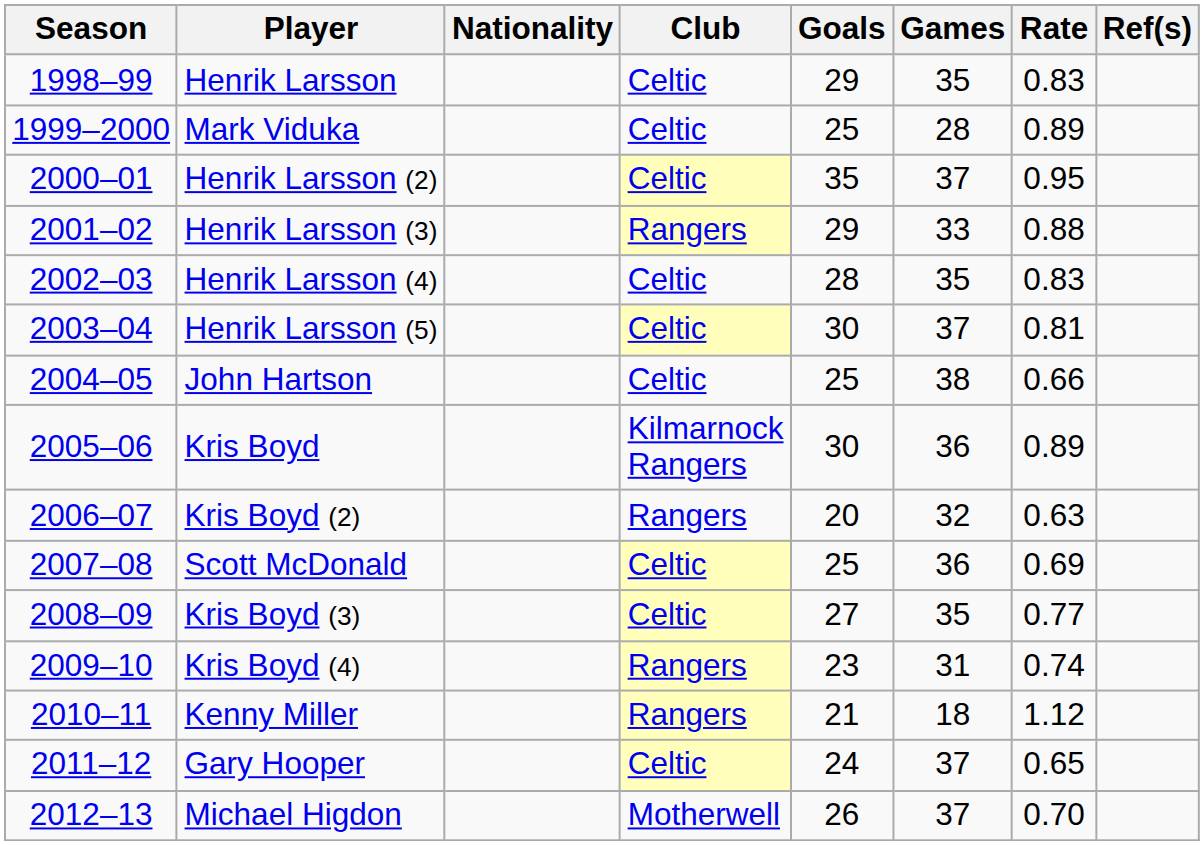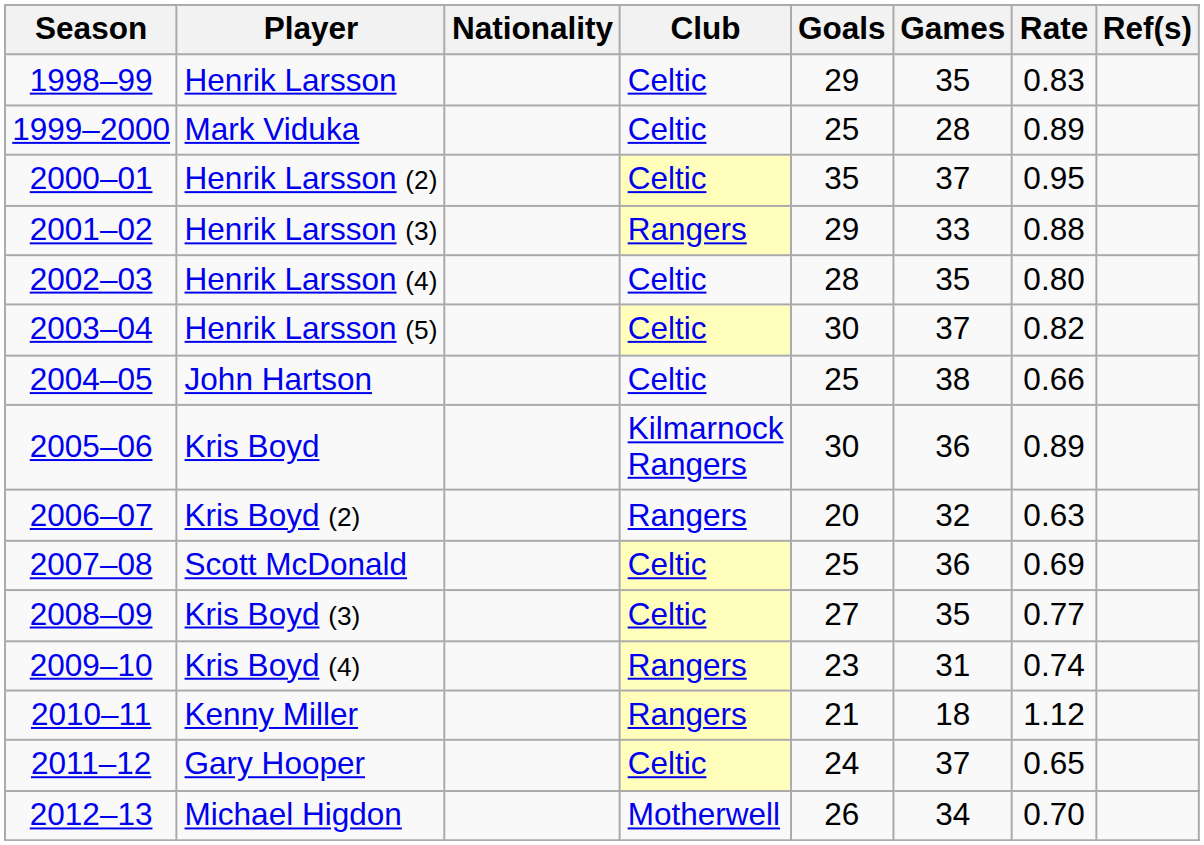(1054, 279) 0.83 -> (1054, 279) 0.80
(1054, 329) 0.81 -> (1054, 329) 0.82
(953, 814) 37 -> (953, 814) 34
